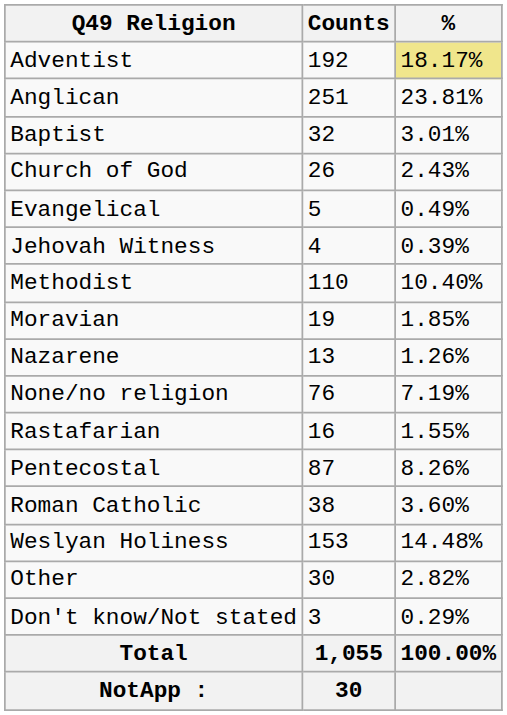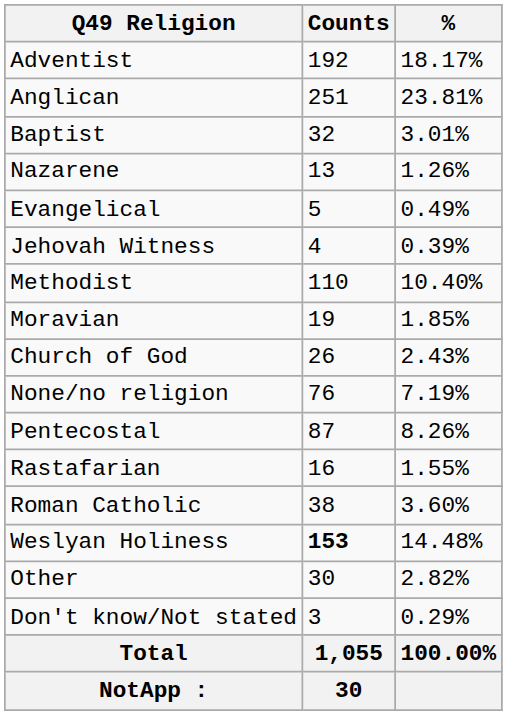(442, 60) khaki background -> (442, 60) no background
rows swapped: (99, 172) <-> (65, 357)
rows swapped: (85, 468) <-> (85, 431)
(328, 543) normal -> (328, 543) bold
